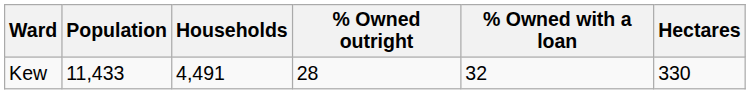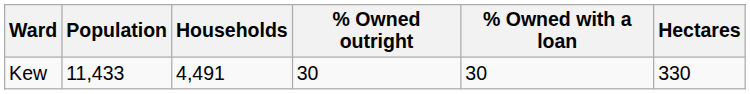(308, 72) 28 -> (308, 72) 30
(476, 72) 32 -> (476, 72) 30
